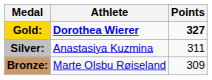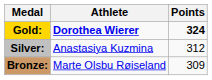(196, 30) 327 -> (196, 30) 324
(196, 48) 311 -> (196, 48) 312
